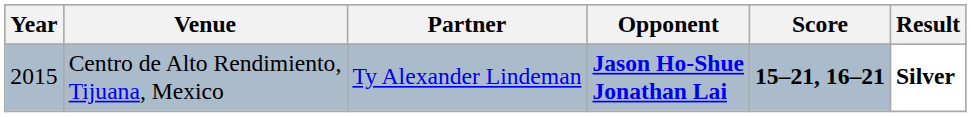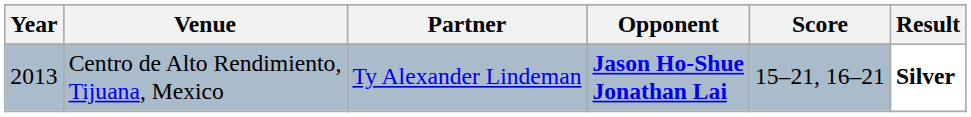(34, 77) 2015 -> (34, 77) 2013
(820, 77) bold -> (820, 77) normal
